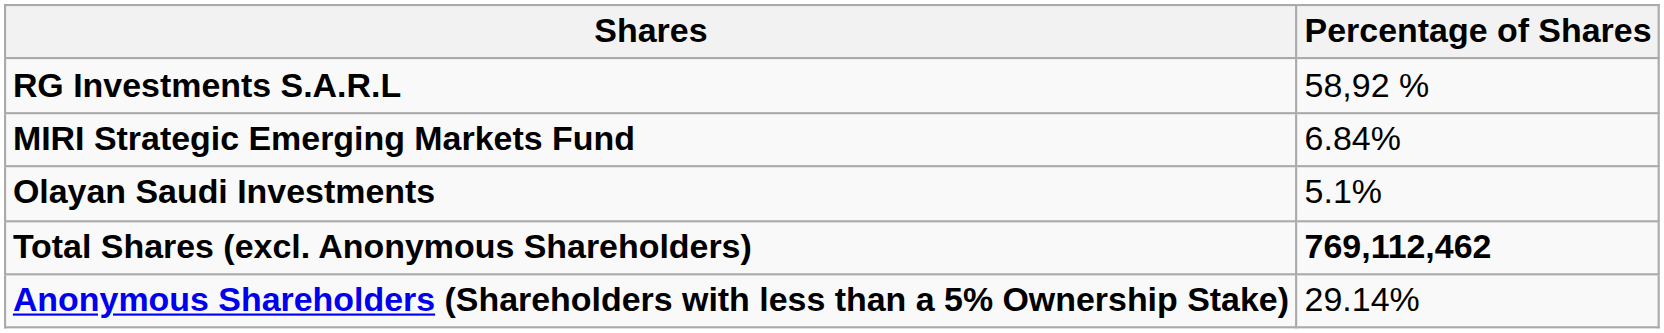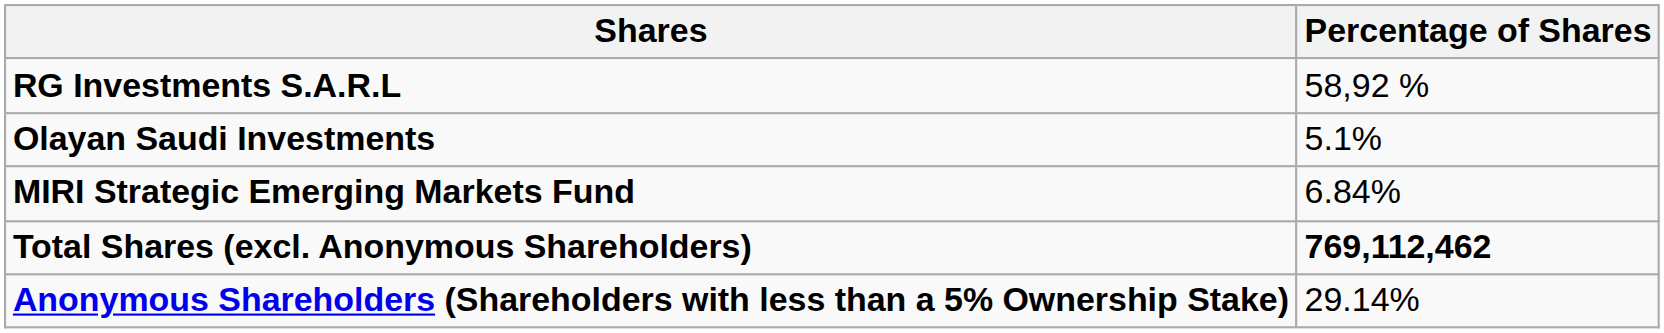rows swapped: (324, 138) <-> (224, 192)
